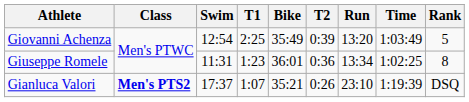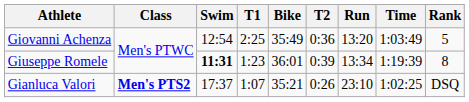(322, 39) 0:39 -> (322, 39) 0:36
(217, 62) normal -> (217, 62) bold
(322, 62) 0:36 -> (322, 62) 0:39
(401, 62) 1:02:25 -> (401, 62) 1:19:39
(401, 85) 1:19:39 -> (401, 85) 1:02:25
